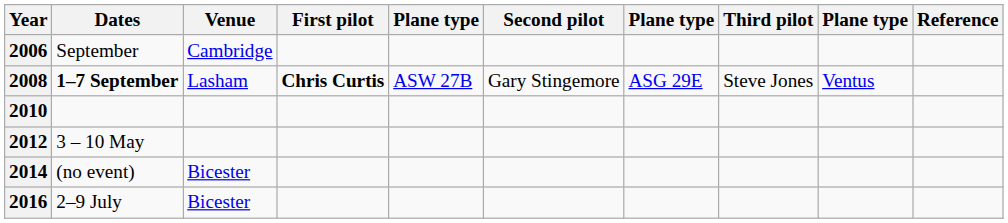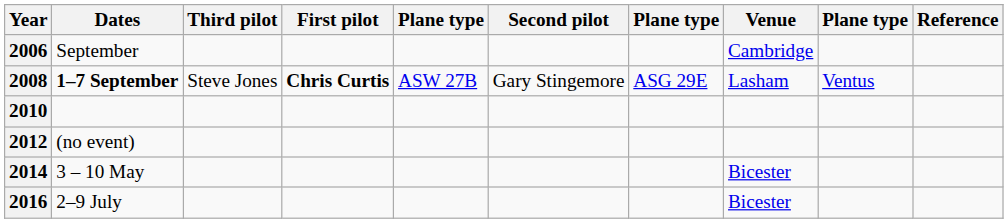columns swapped: (230, 19) <-> (768, 19)
(100, 141) 3 – 10 May -> (95, 141) (no event)
(95, 171) (no event) -> (100, 171) 3 – 10 May
